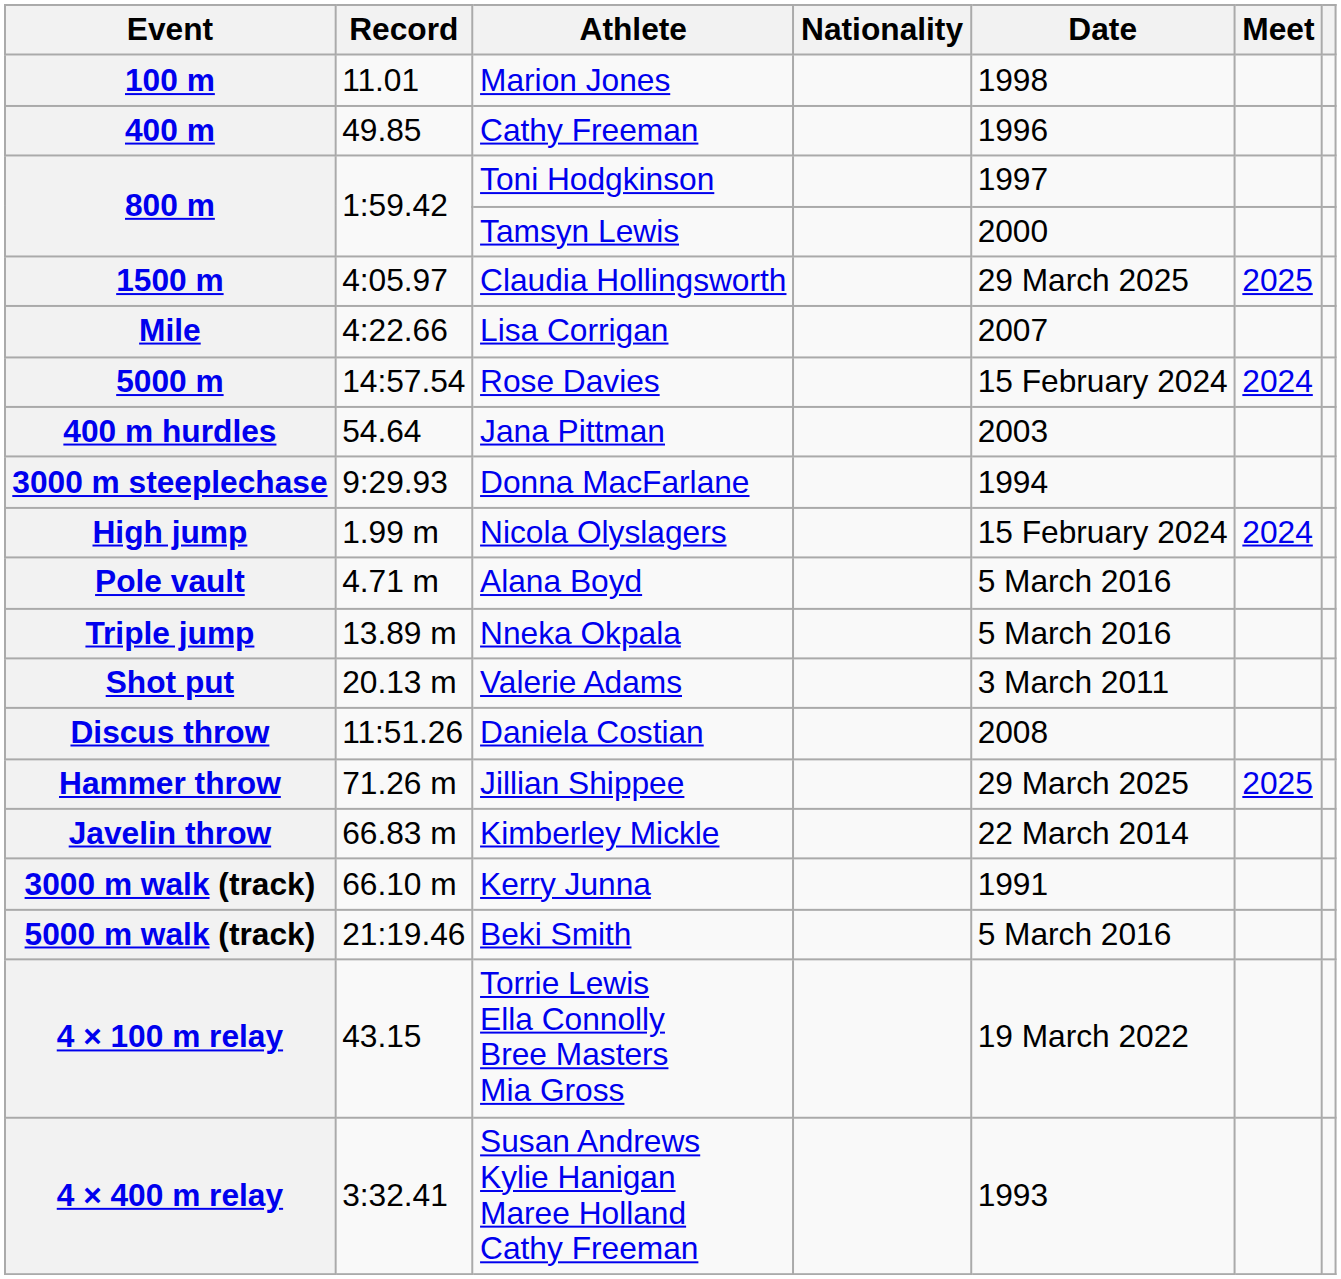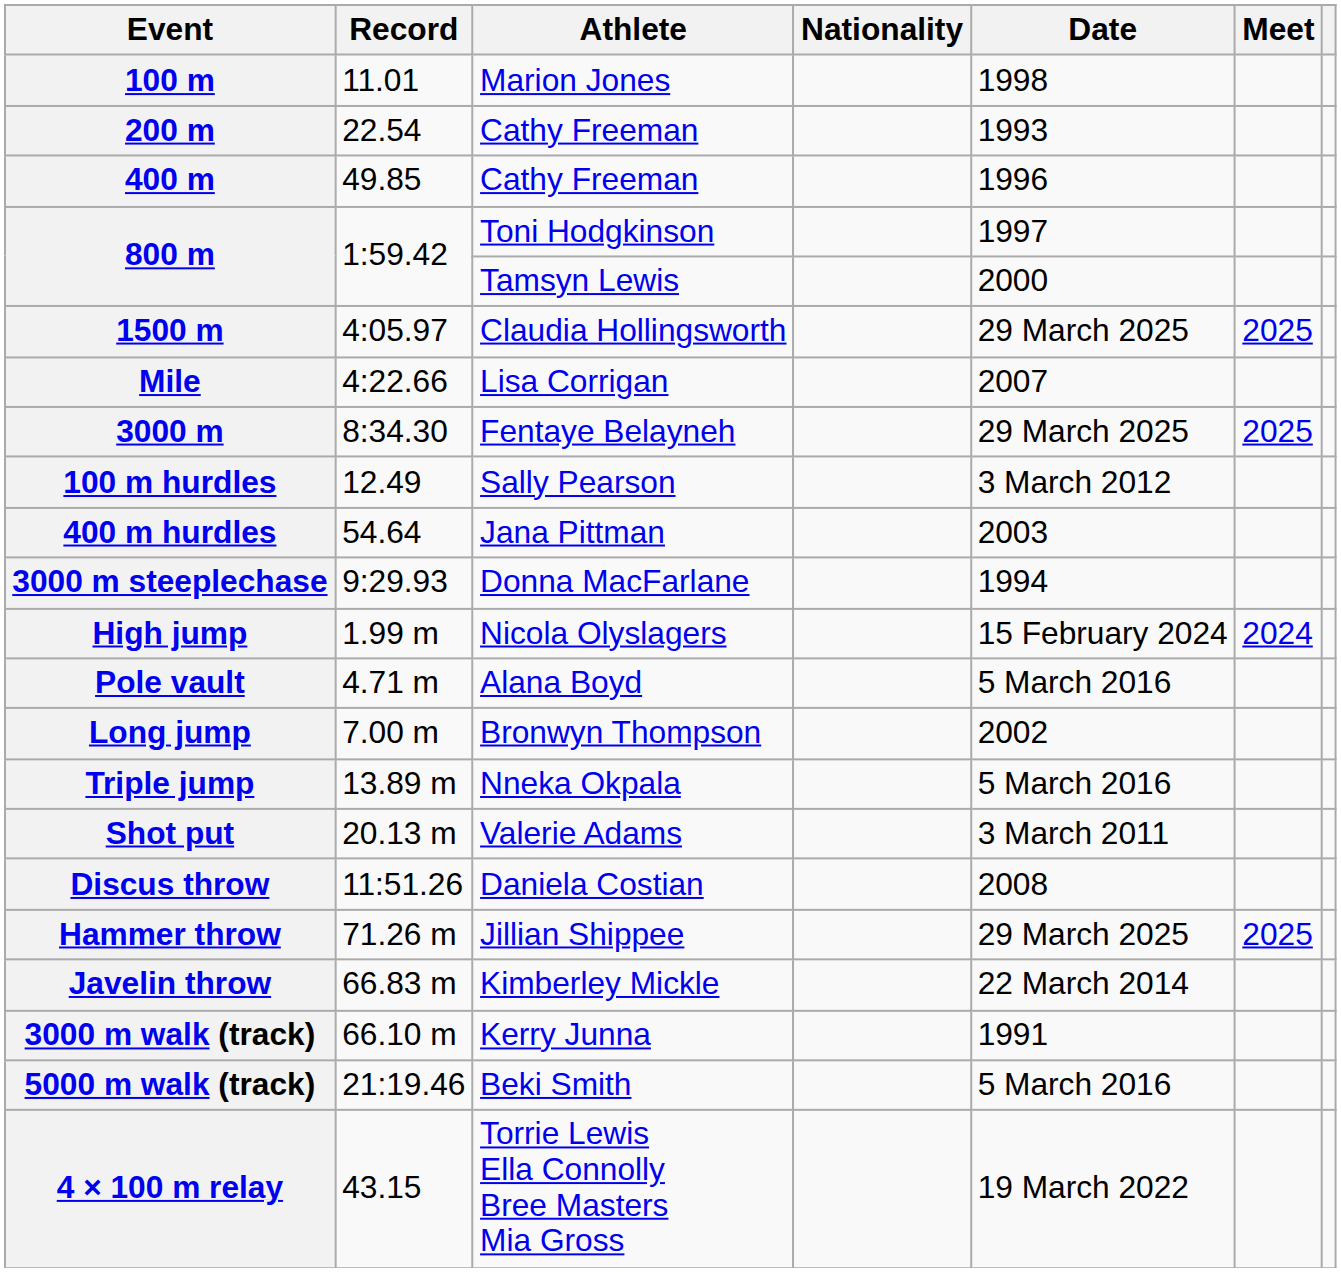+ row: (170, 130)
+ row: (170, 431)
- row: (170, 381)
+ row: (170, 481)
+ row: (170, 733)
- row: (170, 1194)
